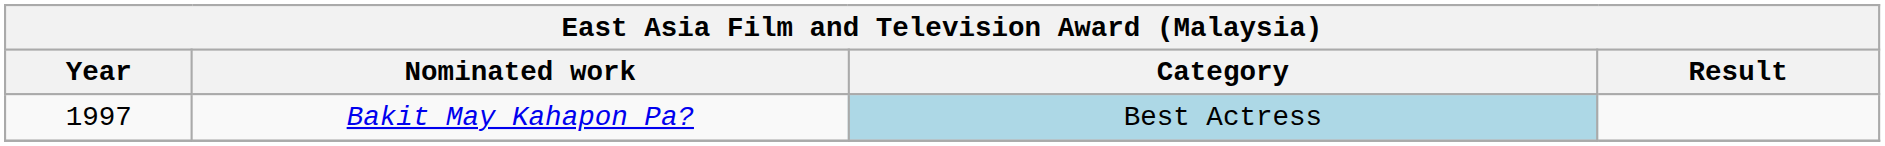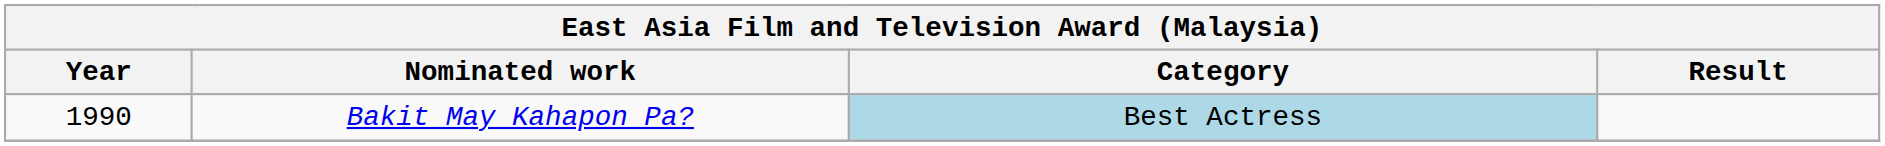(99, 117) 1997 -> (99, 117) 1990
